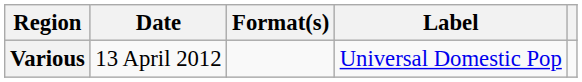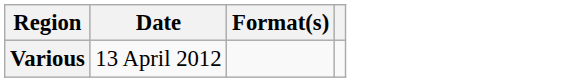- column: (451, 22)
